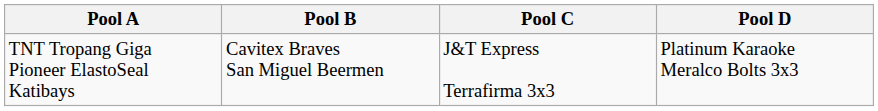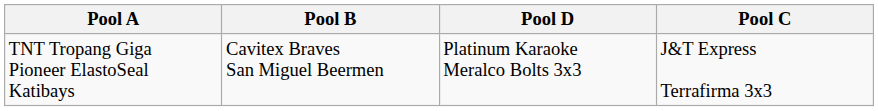columns swapped: (548, 19) <-> (765, 19)
